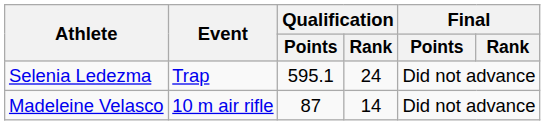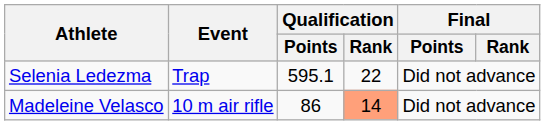(371, 76) 24 -> (371, 76) 22
(311, 105) 87 -> (311, 105) 86
(371, 105) no background -> (371, 105) lightsalmon background
